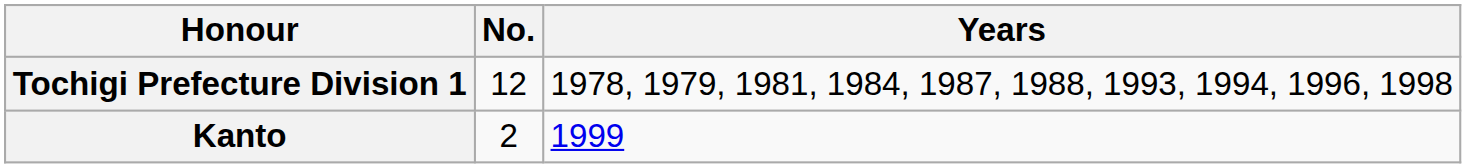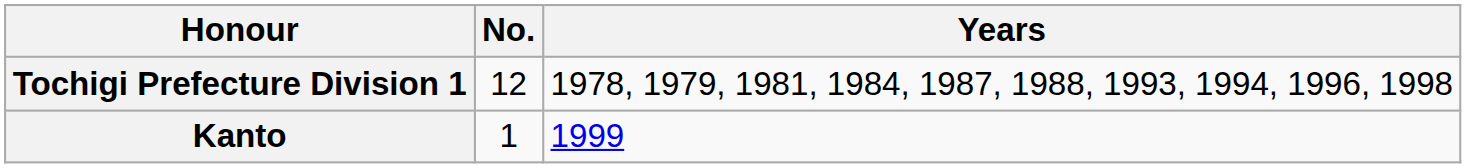(509, 135) 2 -> (509, 135) 1
